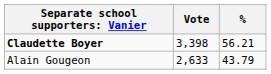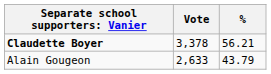(192, 43) 3,398 -> (192, 43) 3,378
